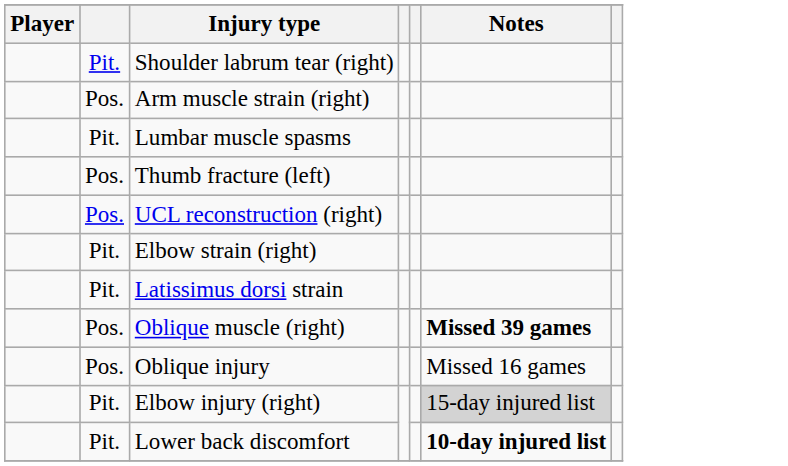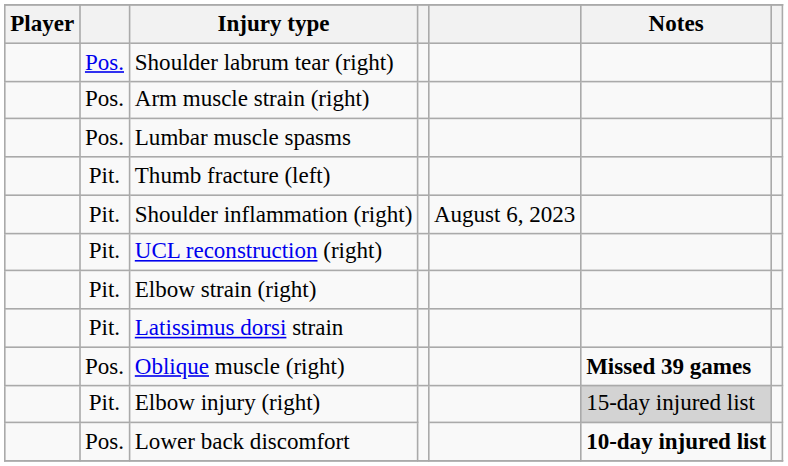(104, 61) Pit. -> (104, 61) Pos.
(104, 137) Pit. -> (104, 137) Pos.
(104, 175) Pos. -> (104, 175) Pit.
+ row: (274, 213)
(104, 213) Pos. -> (104, 251) Pit.
- row: (202, 365)
(104, 441) Pit. -> (104, 441) Pos.
